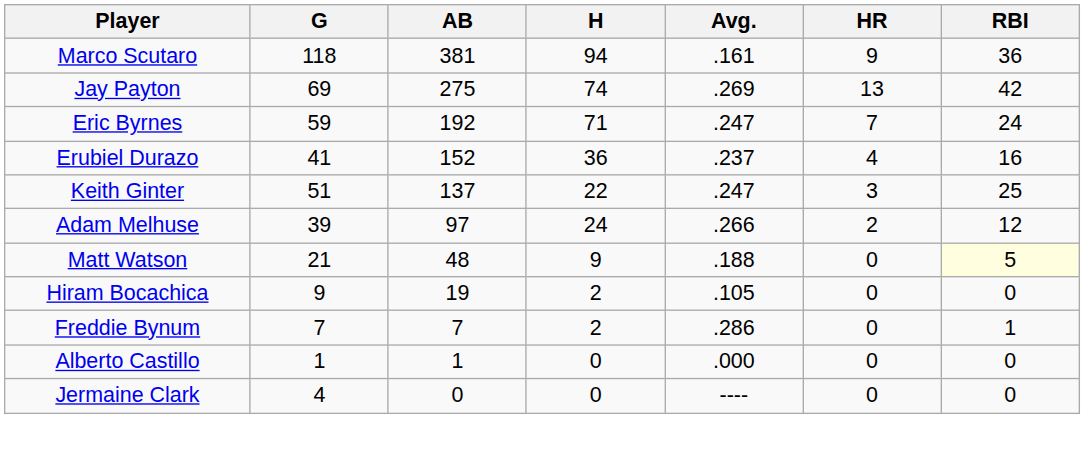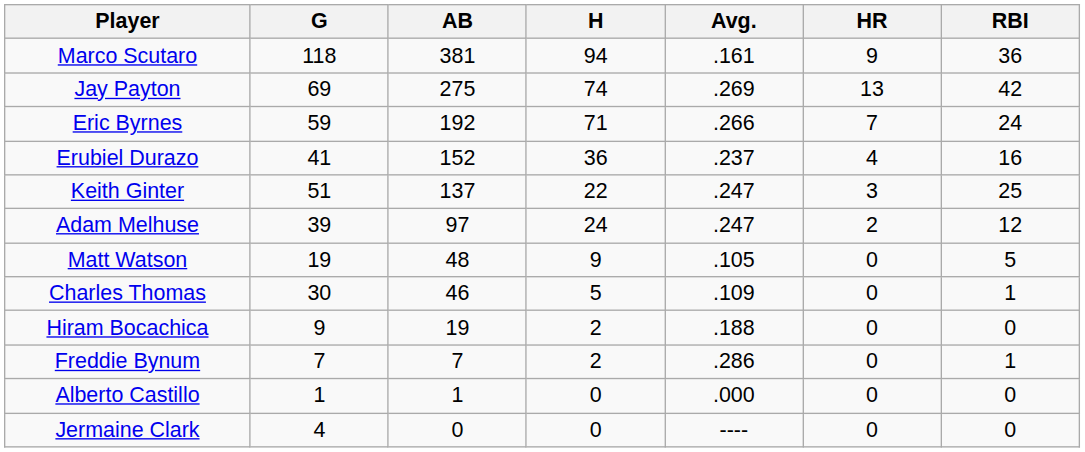(734, 123) .247 -> (734, 123) .266
(734, 225) .266 -> (734, 225) .247
(319, 259) 21 -> (319, 259) 19
(734, 259) .188 -> (734, 259) .105
(1010, 259) lightyellow background -> (1010, 259) no background
+ row: (127, 293)
(734, 293) .105 -> (734, 327) .188
